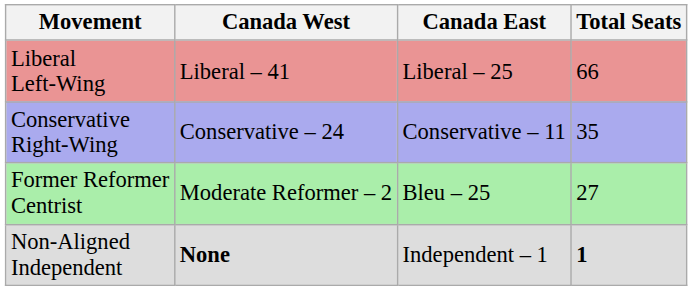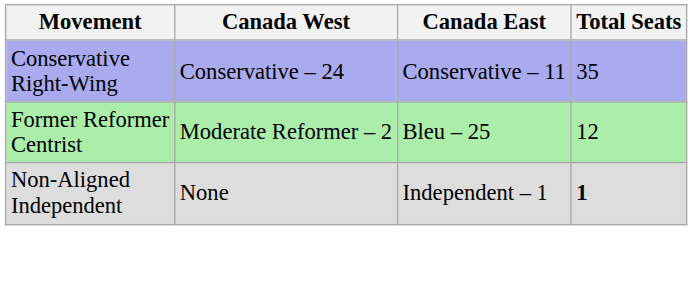- row: (58, 70)
(588, 193) 27 -> (588, 132) 12
(205, 254) bold -> (204, 193) normal
